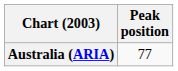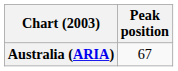(145, 54) 77 -> (145, 54) 67
